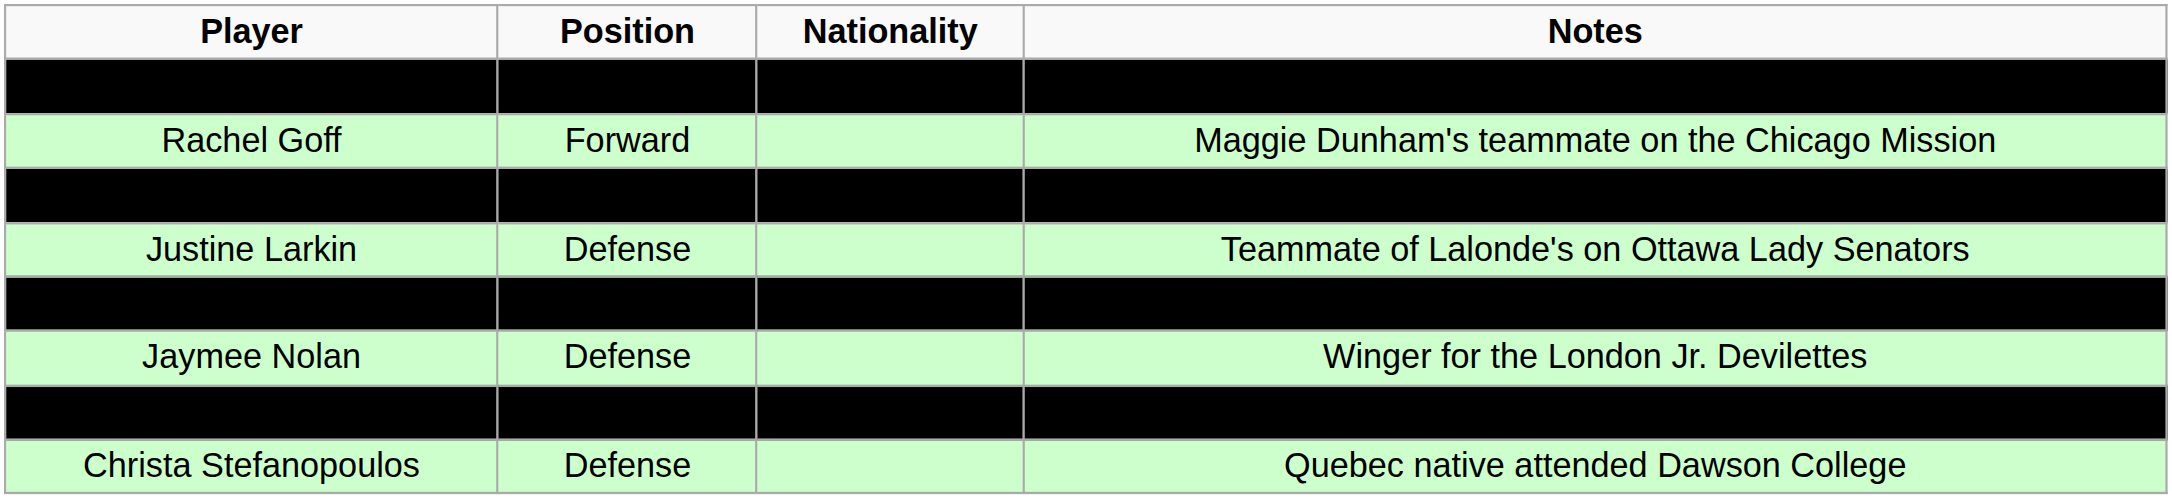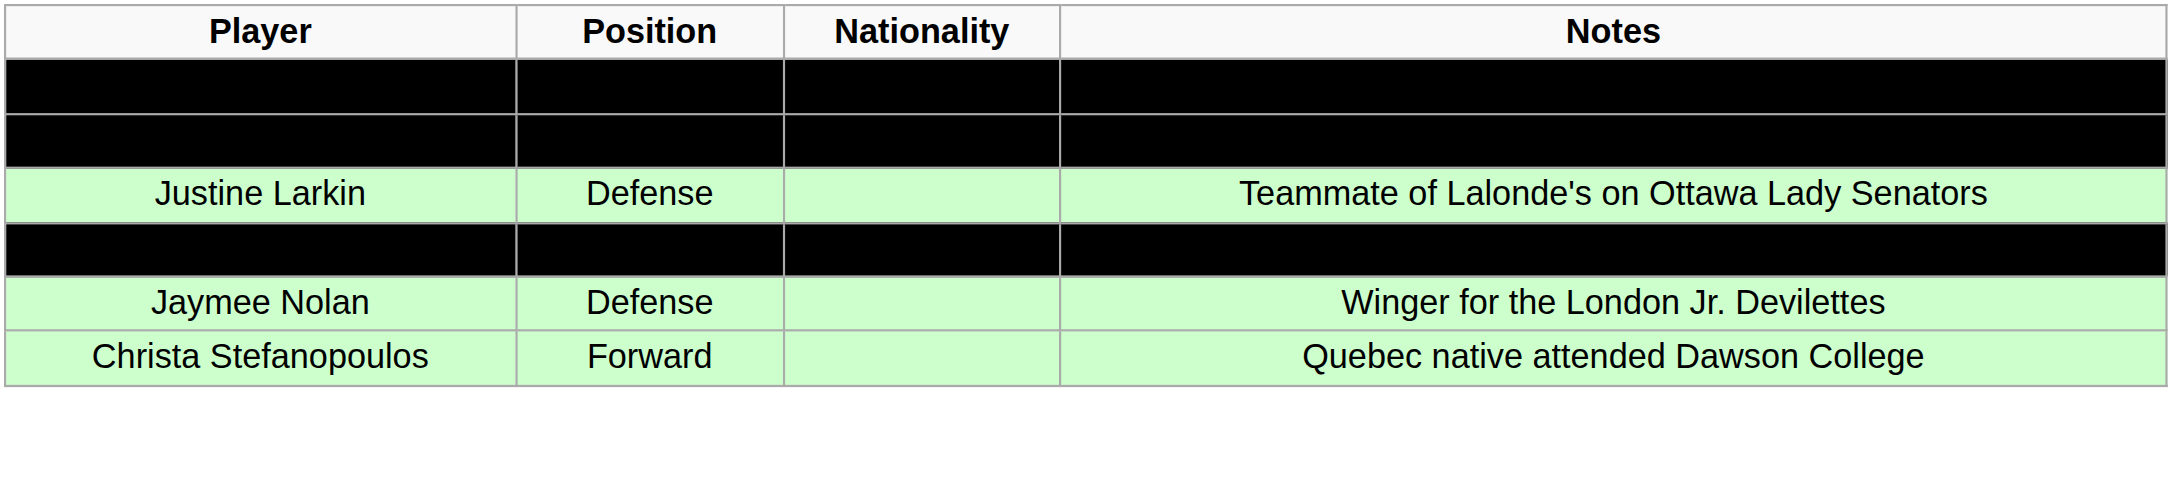- row: (252, 140)
(627, 303) Goaltender -> (650, 248) Forward
- row: (252, 411)
(627, 466) Defense -> (650, 357) Forward
